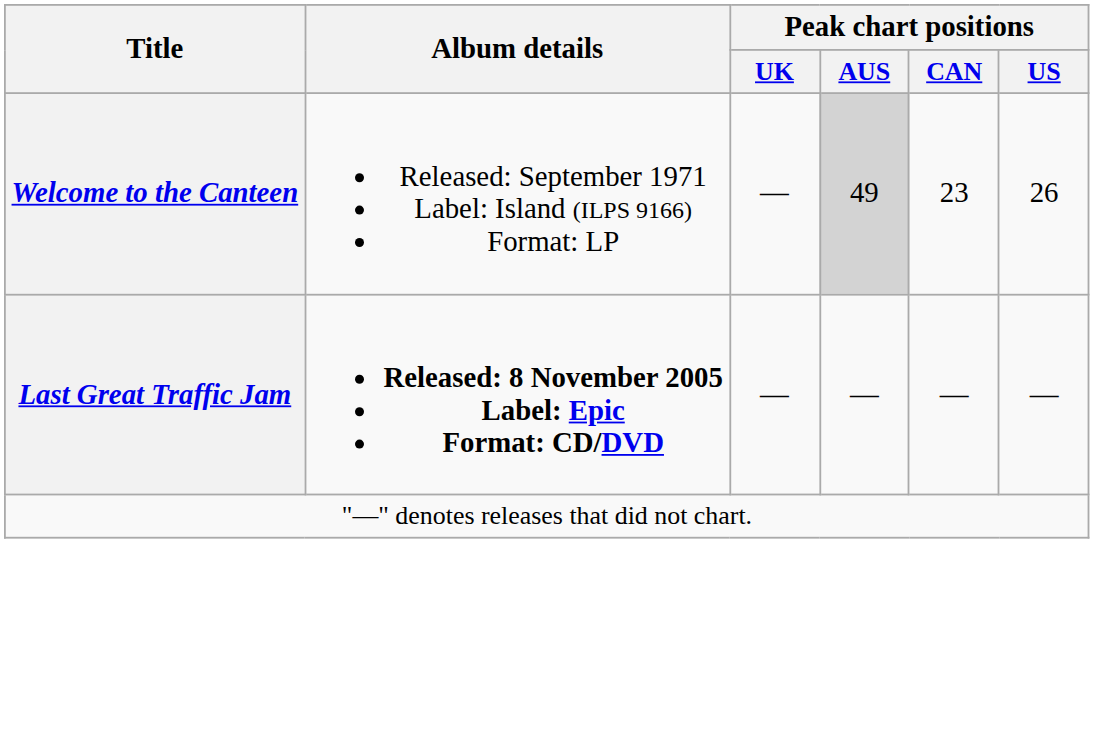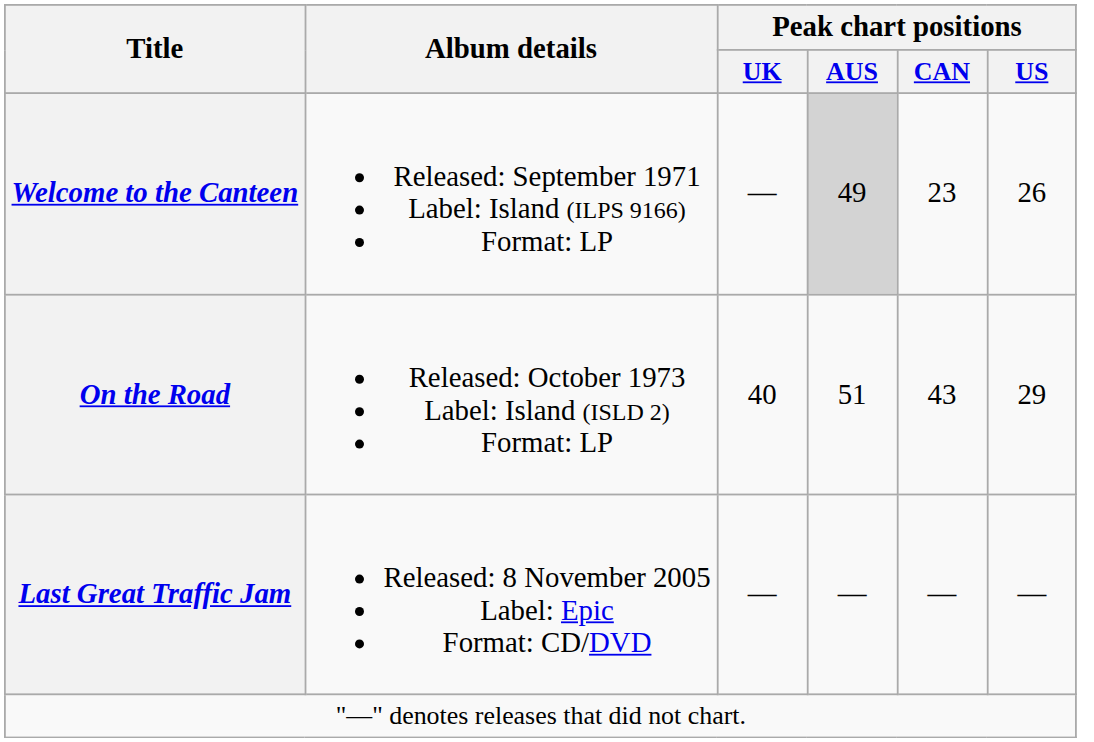+ row: (155, 393)
(517, 410) bold -> (511, 611) normal
